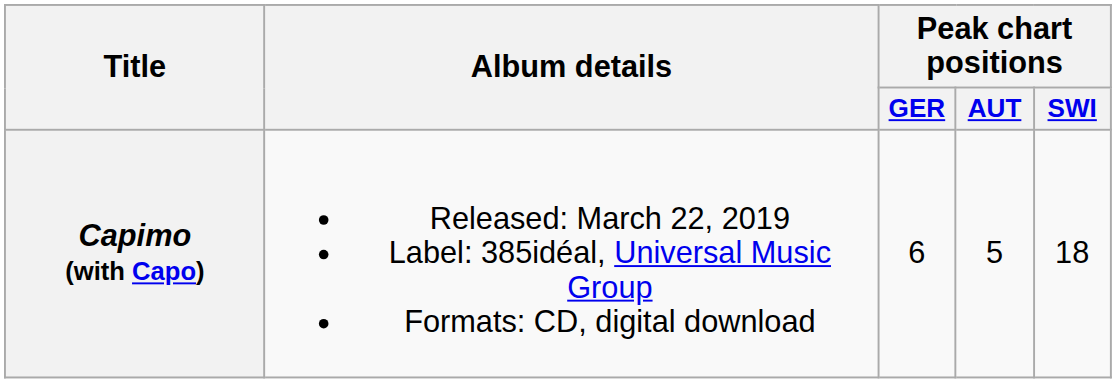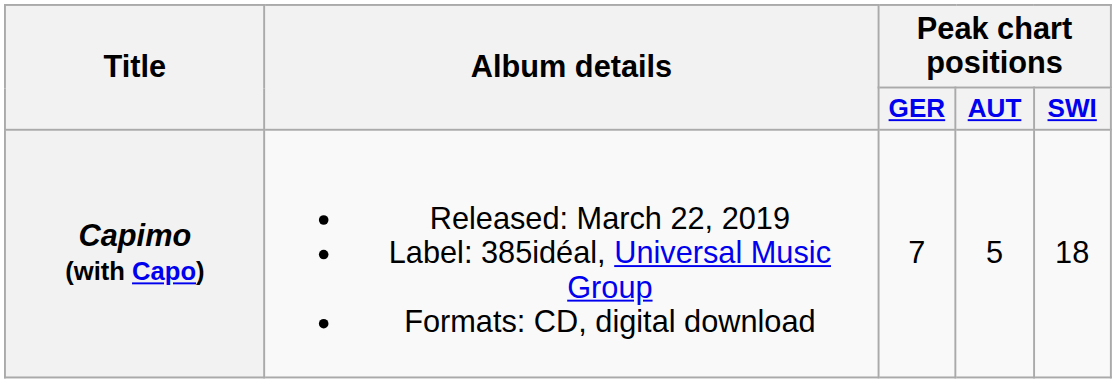(917, 253) 6 -> (917, 253) 7
